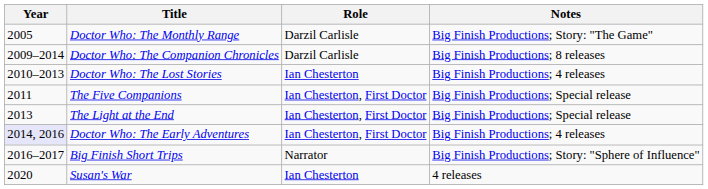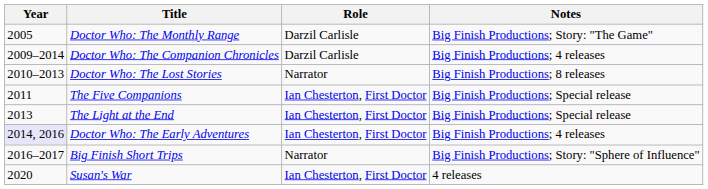(519, 54) Big Finish Productions; 8 releases -> (519, 54) Big Finish Productions; 4 releases
(322, 74) Ian Chesterton -> (306, 74) Narrator
(519, 74) Big Finish Productions; 4 releases -> (519, 74) Big Finish Productions; 8 releases
(322, 174) Ian Chesterton -> (356, 174) Ian Chesterton, First Doctor
